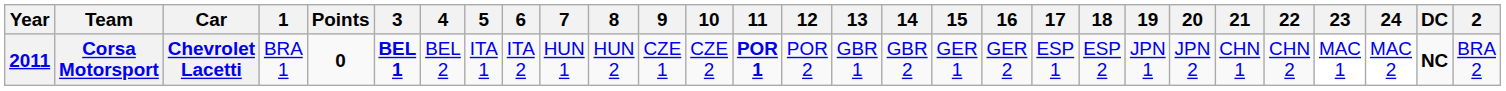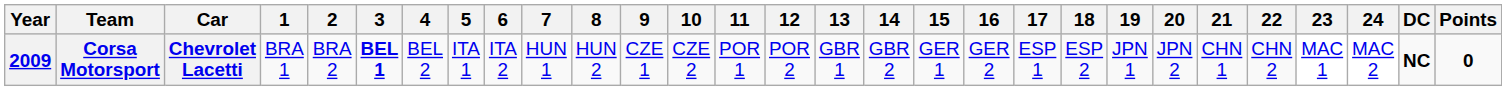columns swapped: (1477, 19) <-> (341, 19)
(30, 59) 2011 -> (30, 59) 2009
(757, 59) bold -> (740, 59) normal
